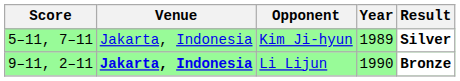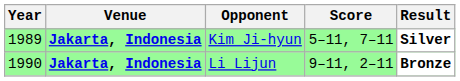columns swapped: (377, 16) <-> (50, 16)
(176, 40) normal -> (125, 40) bold
